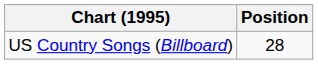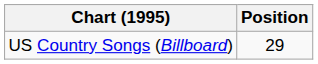(275, 45) 28 -> (275, 45) 29
